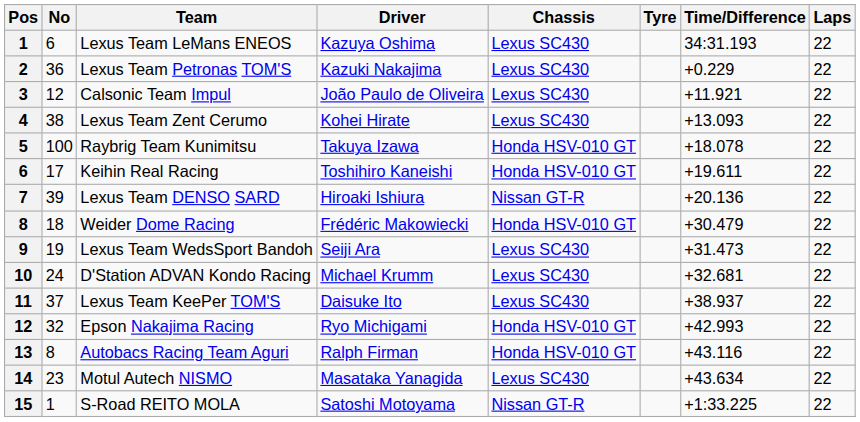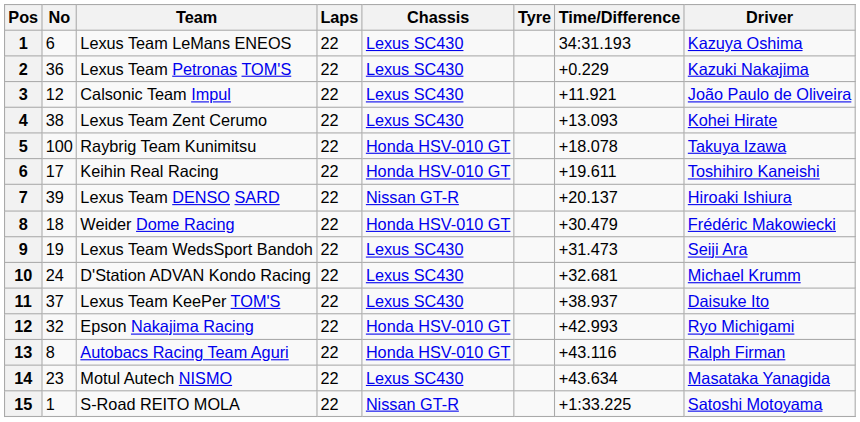columns swapped: (402, 18) <-> (832, 18)
(714, 198) +20.136 -> (588, 198) +20.137
